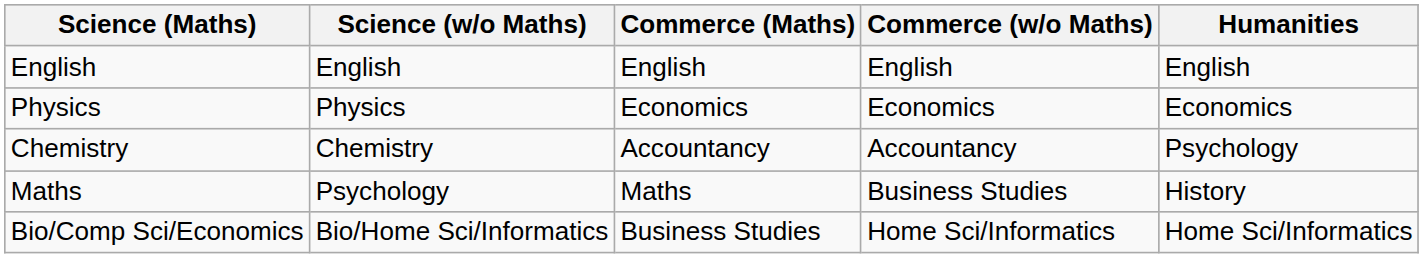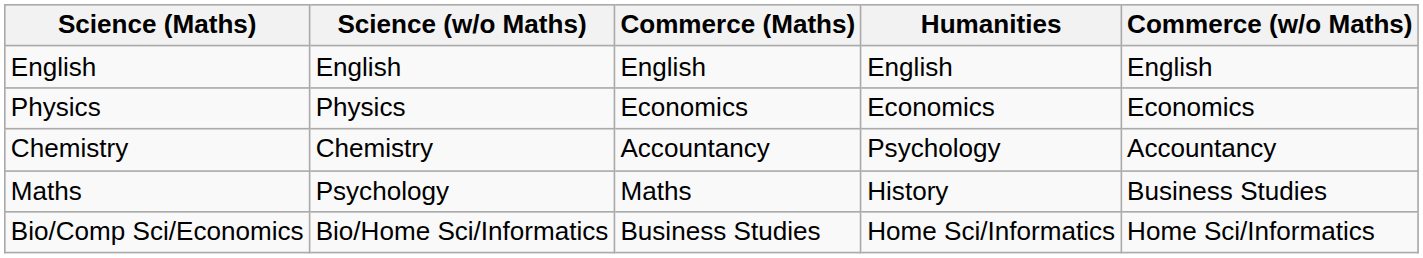columns swapped: (1010, 25) <-> (1289, 25)
